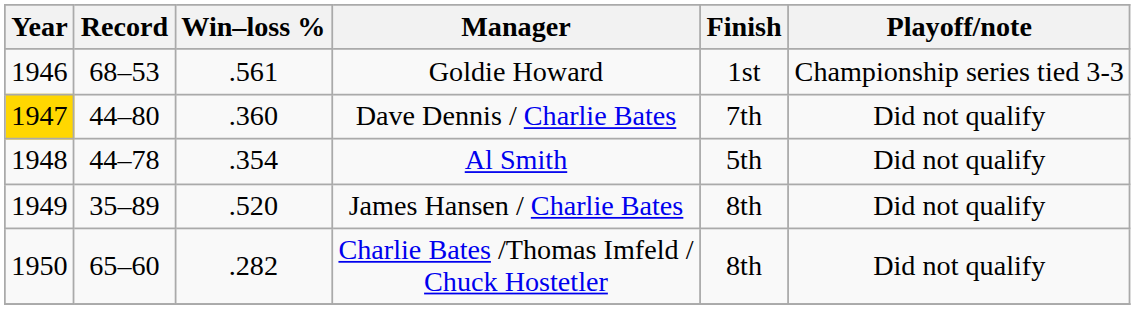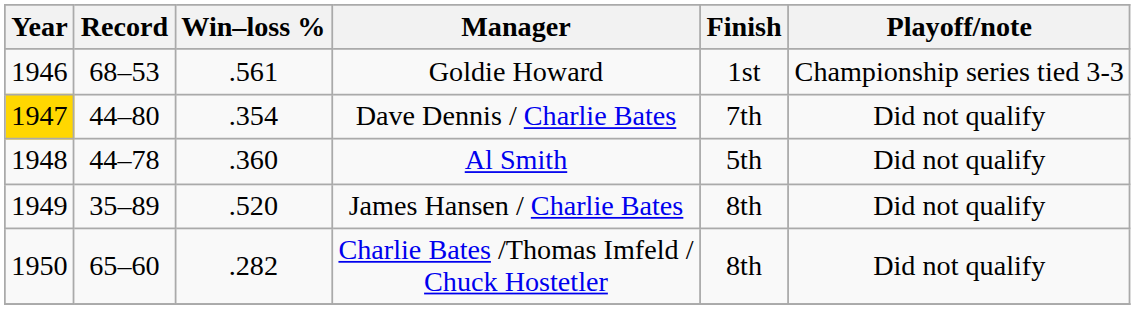(253, 116) .360 -> (253, 116) .354
(253, 160) .354 -> (253, 160) .360
